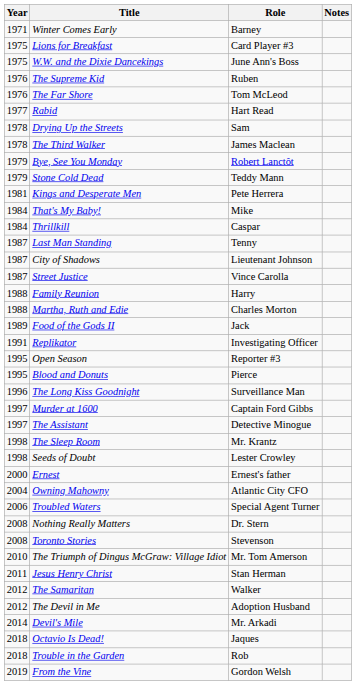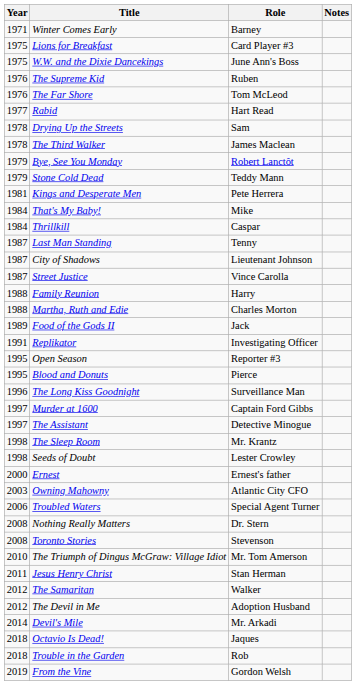(17, 491) 2004 -> (17, 491) 2003
